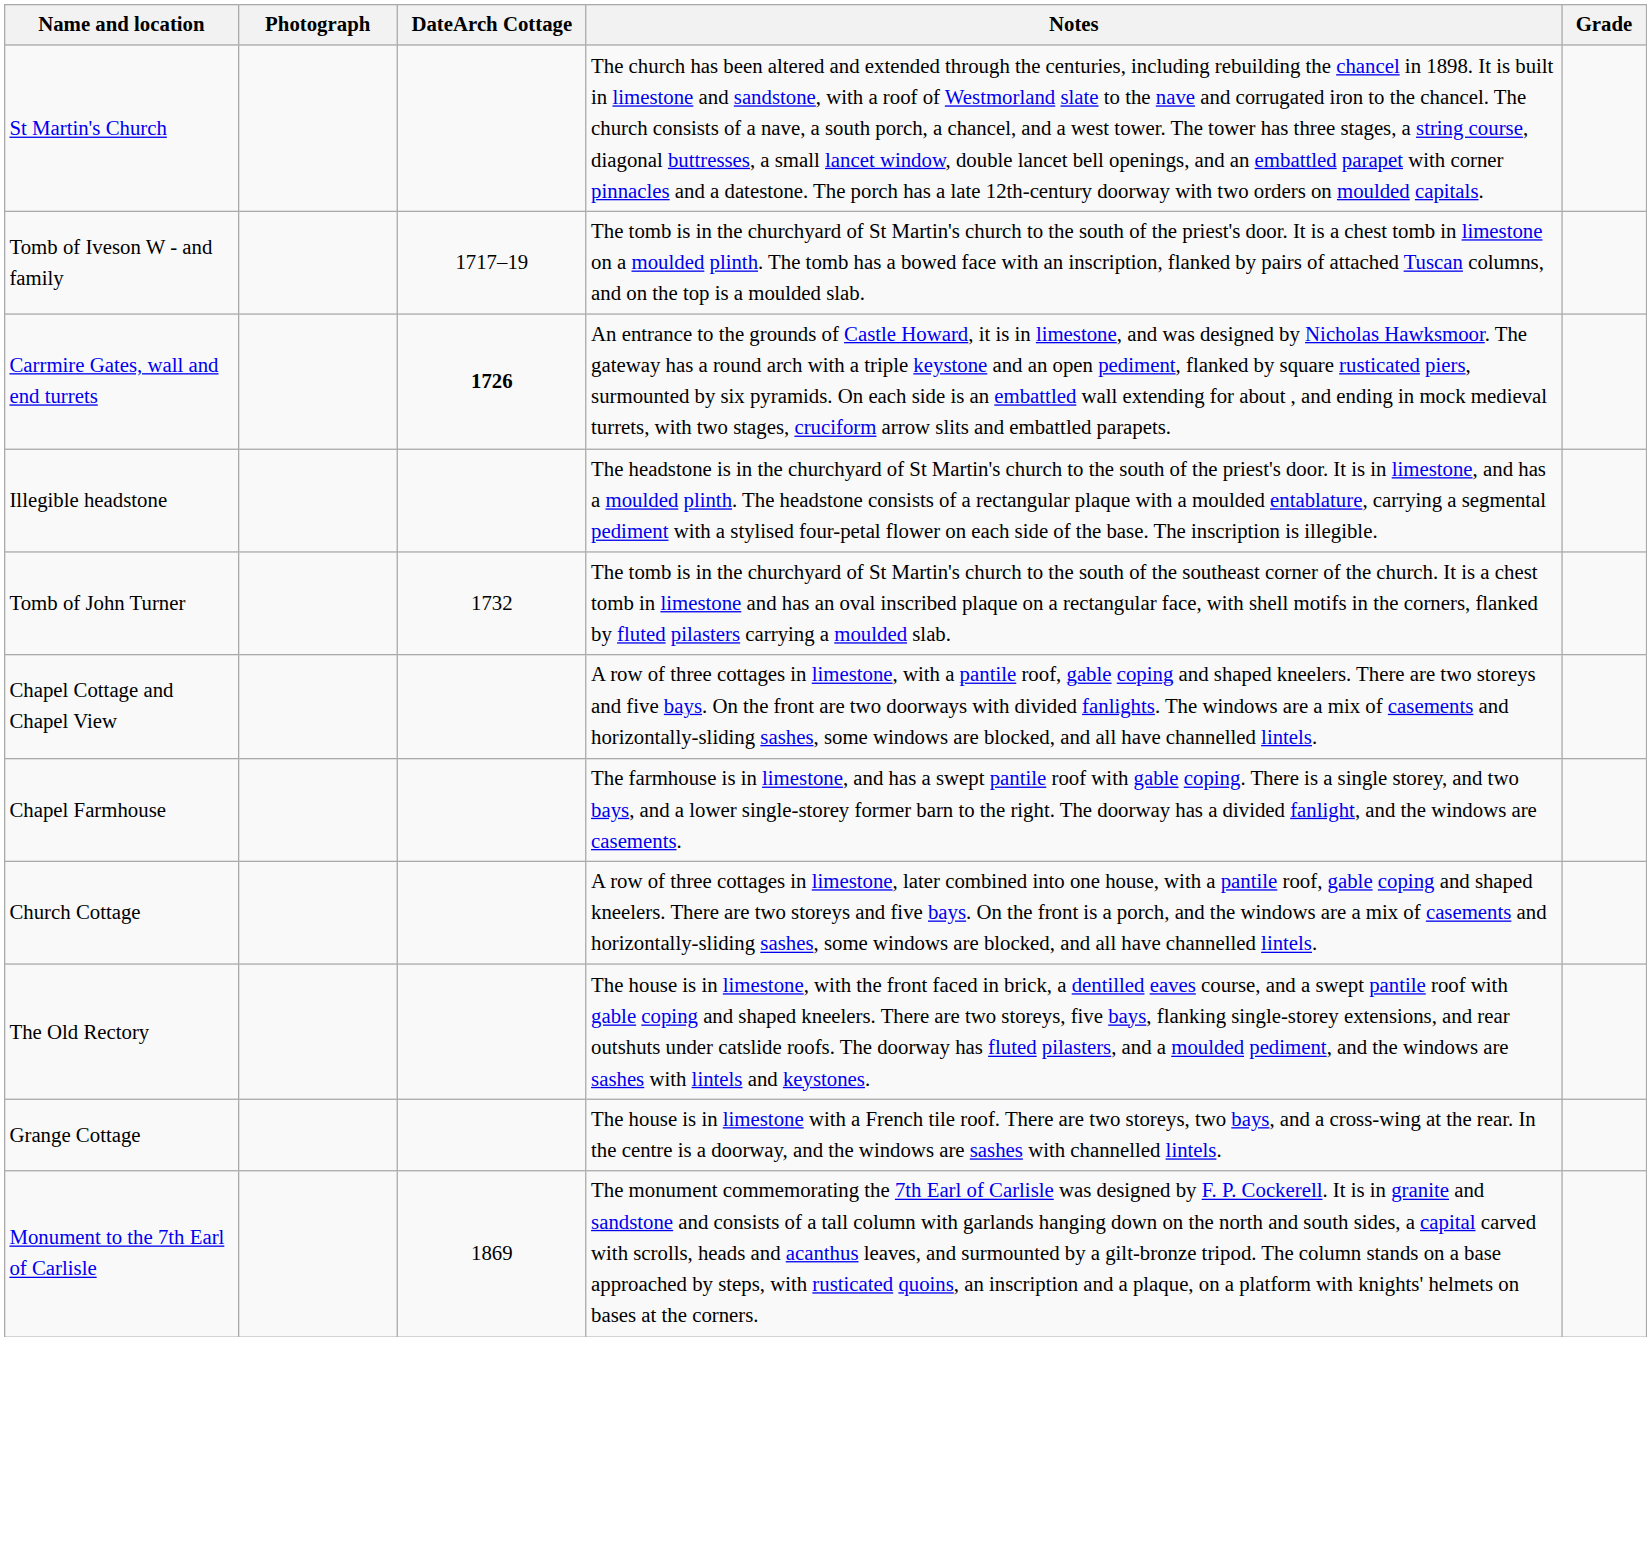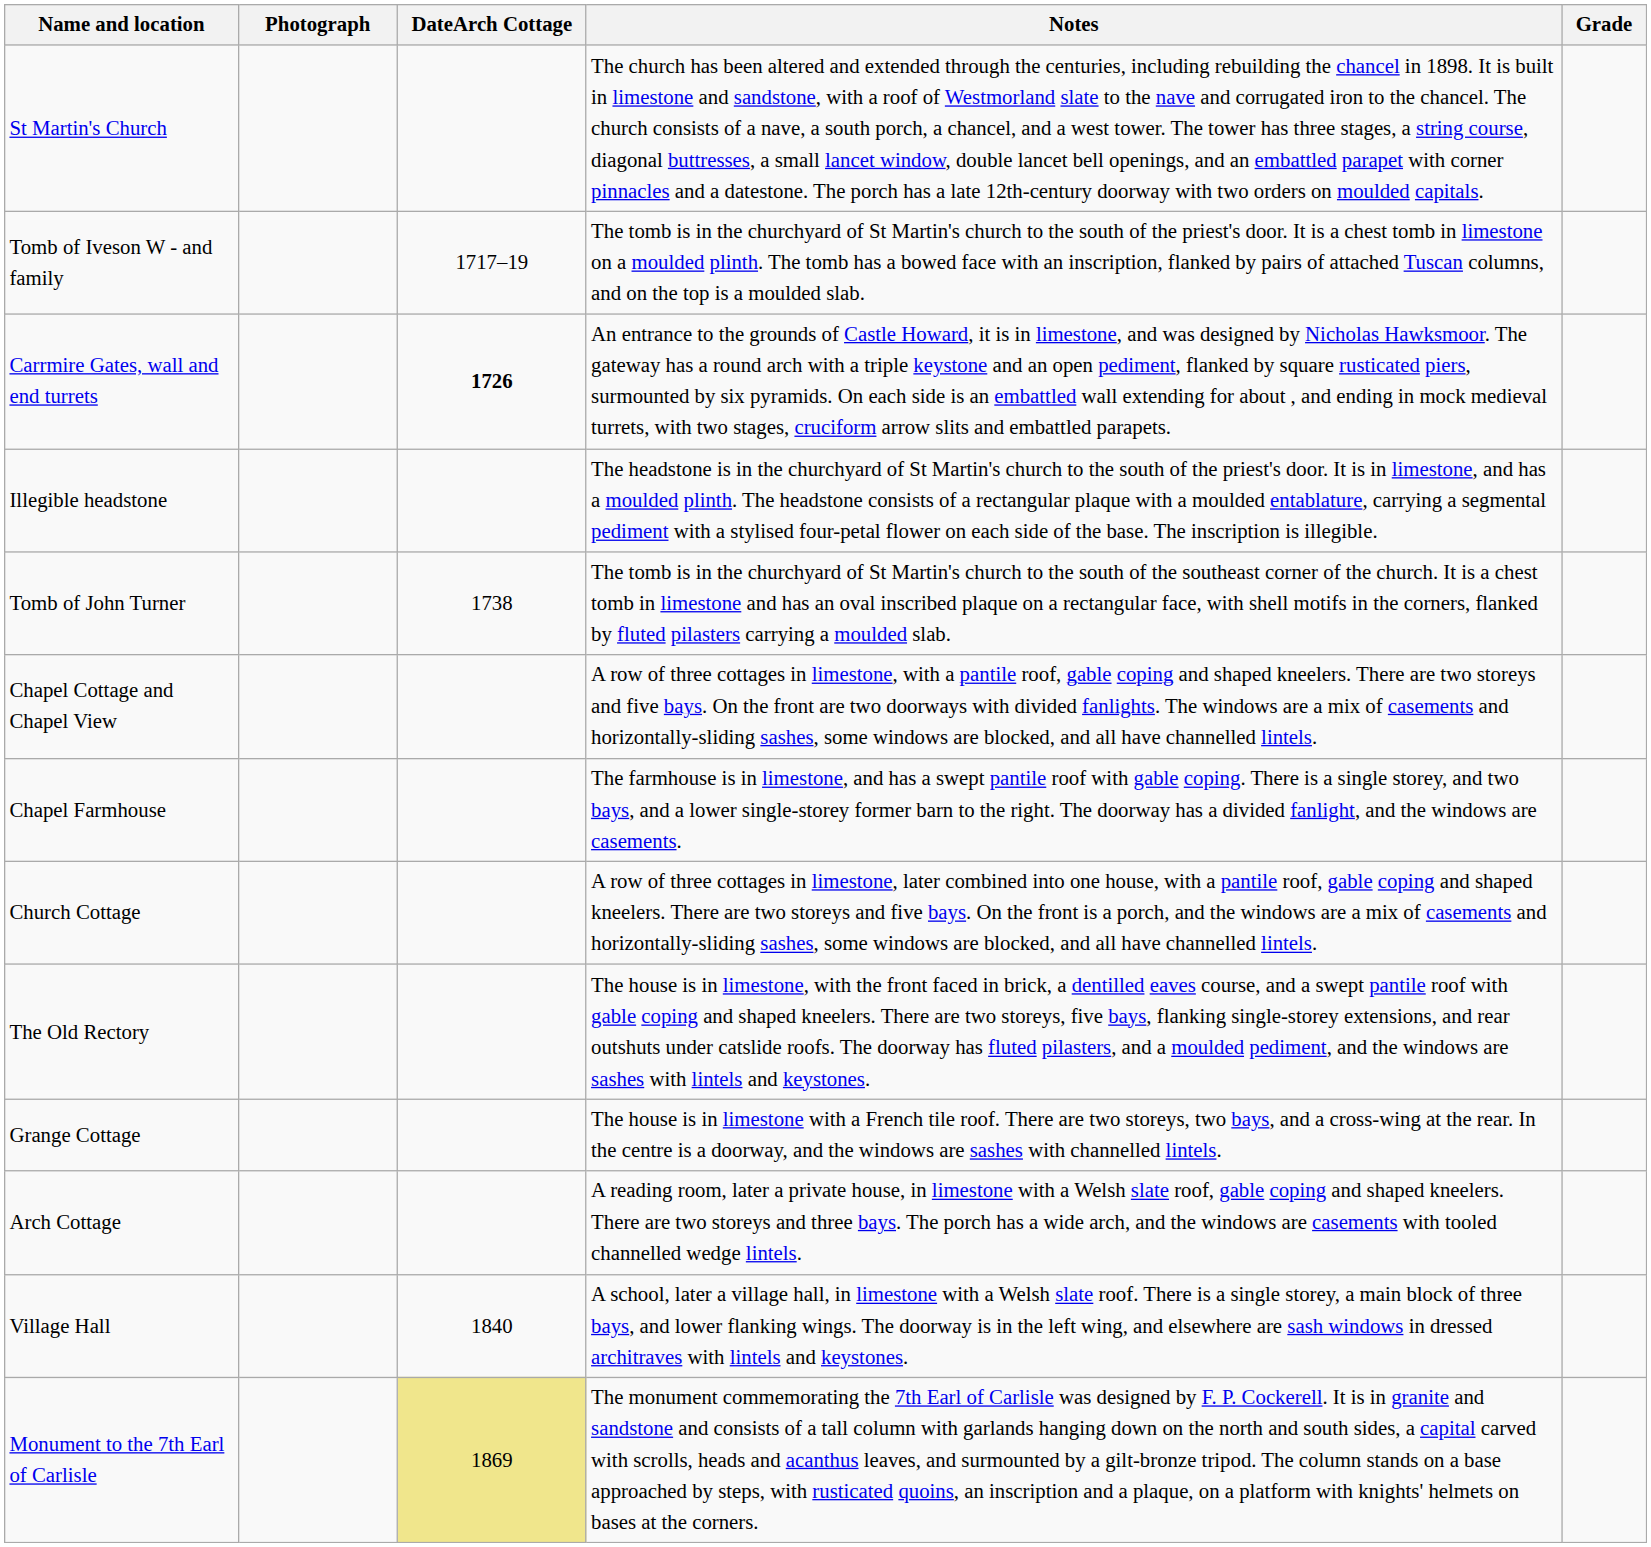(492, 603) 1732 -> (492, 603) 1738
+ row: (65, 1222)
+ row: (60, 1325)
(492, 1253) no background -> (492, 1459) khaki background
